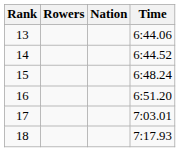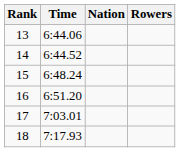columns swapped: (64, 14) <-> (153, 14)
